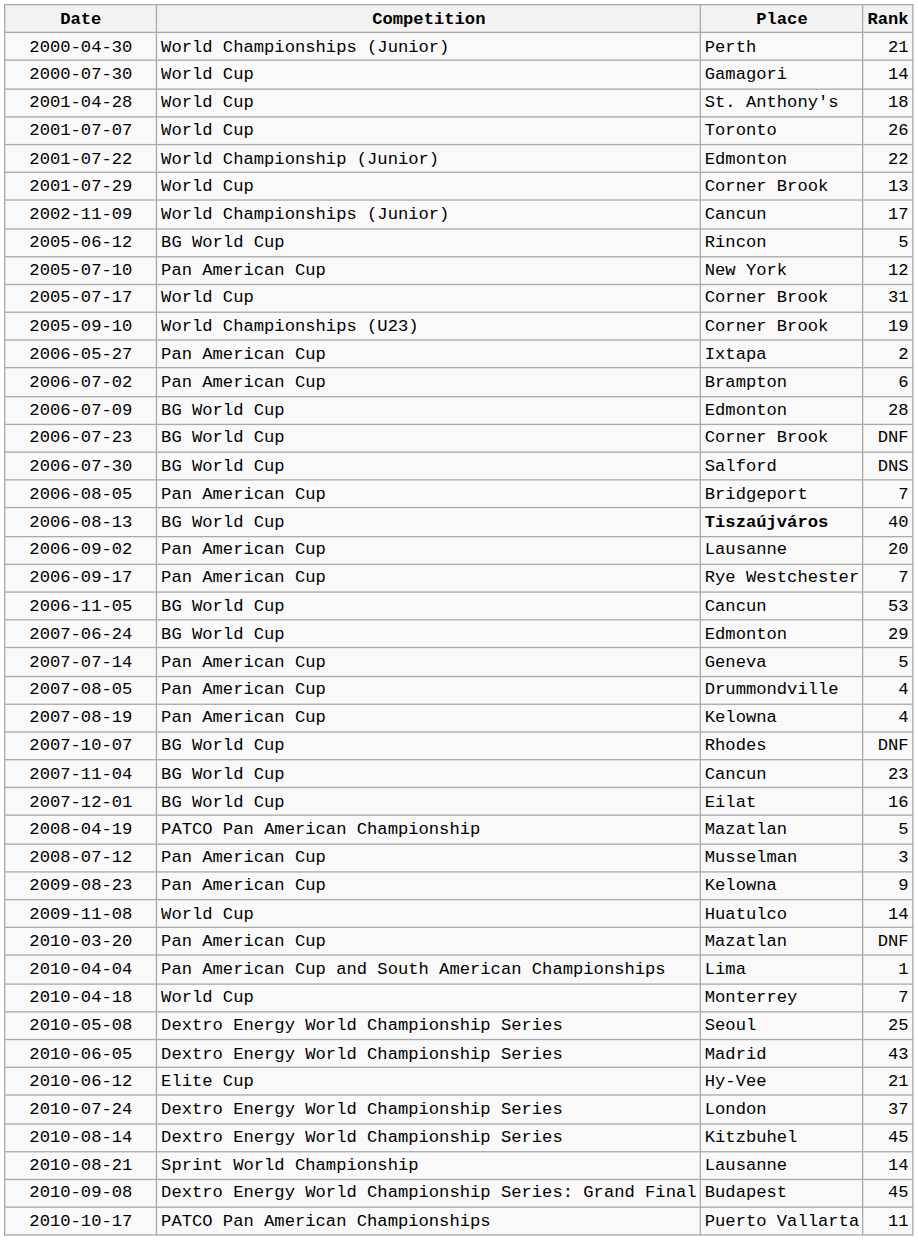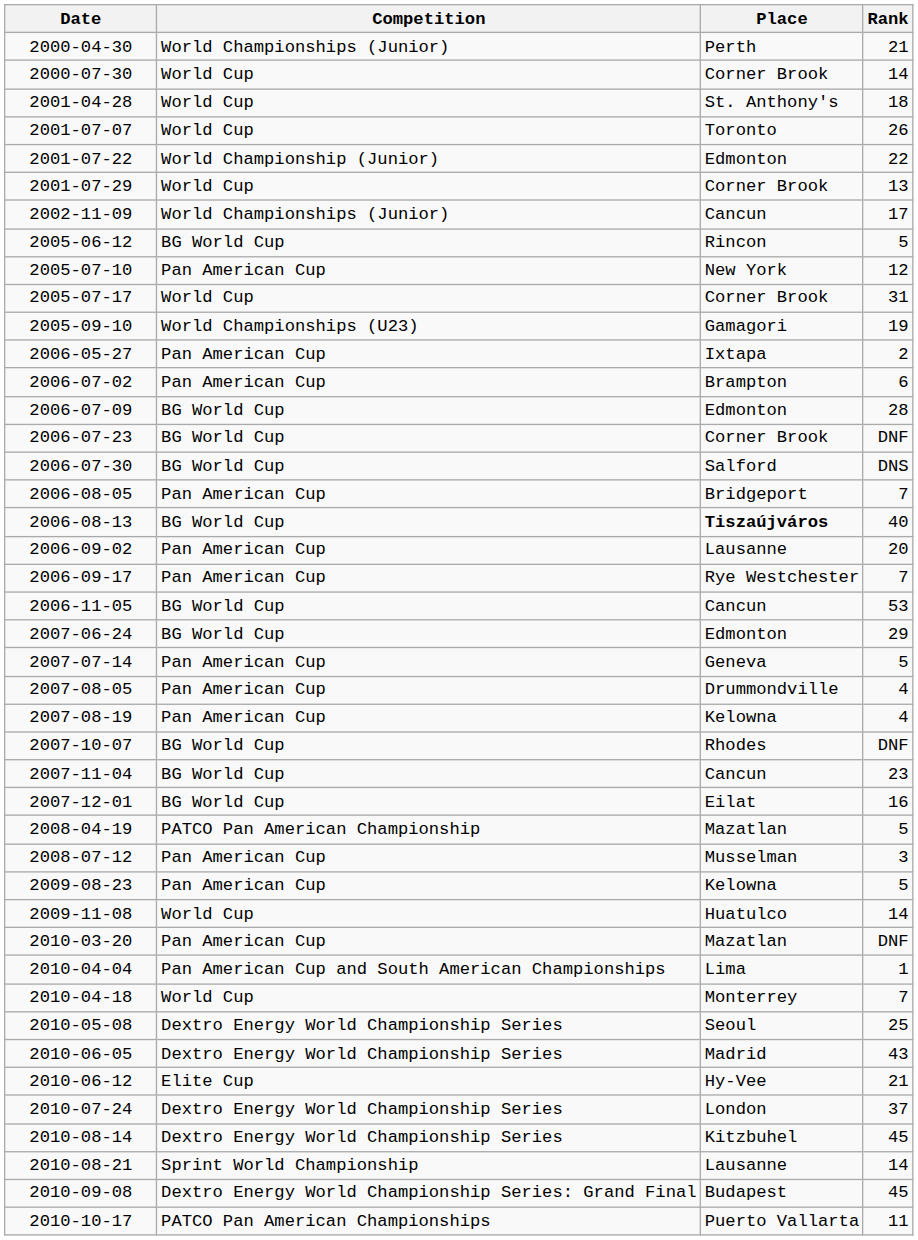(746, 75) Gamagori -> (767, 75) Corner Brook
(767, 326) Corner Brook -> (746, 326) Gamagori
(903, 886) 9 -> (903, 886) 5
